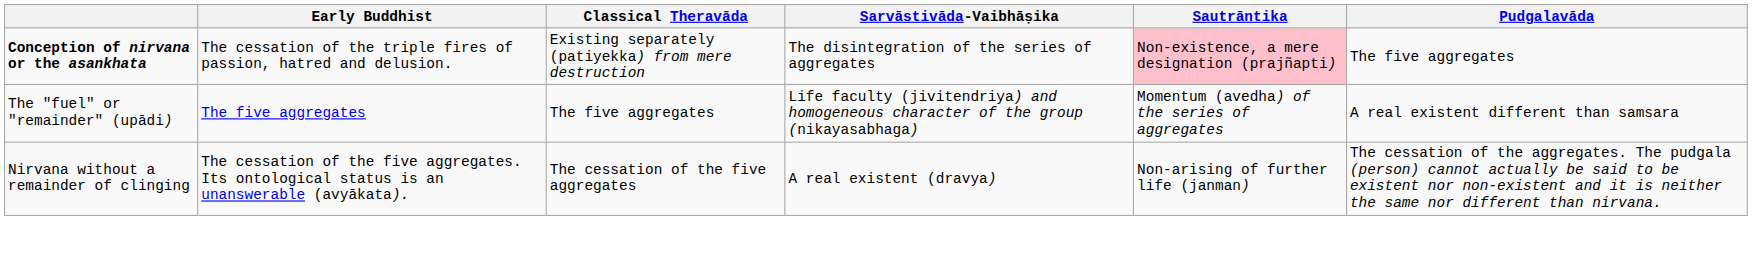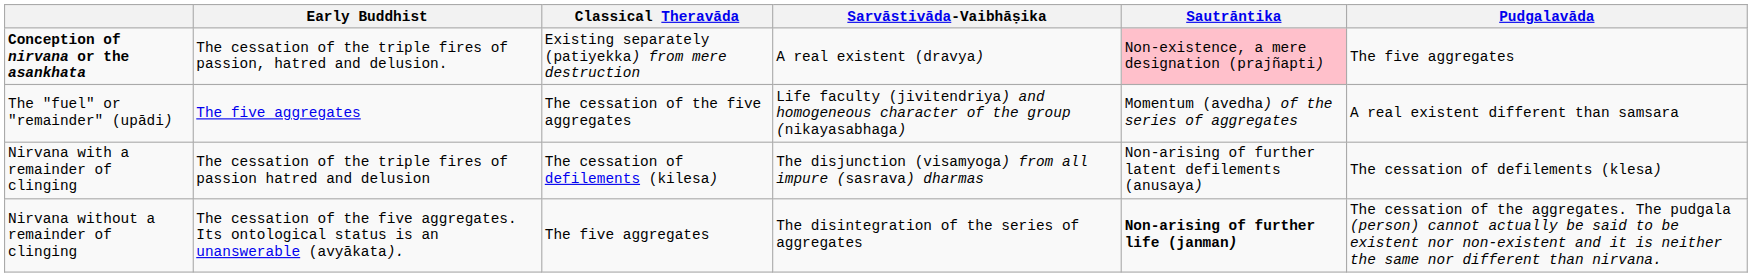(940, 56) The disintegration of the series of aggregates -> (880, 56) A real existent (dravya)
(632, 113) The five aggregates -> (653, 113) The cessation of the five aggregates
+ row: (69, 170)
(658, 178) The cessation of the five aggregates -> (627, 235) The five aggregates
(892, 178) A real existent (dravya) -> (928, 235) The disintegration of the series of aggregates
(1232, 178) normal -> (1220, 235) bold
